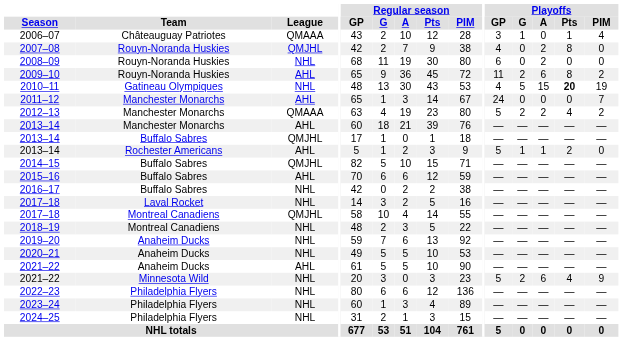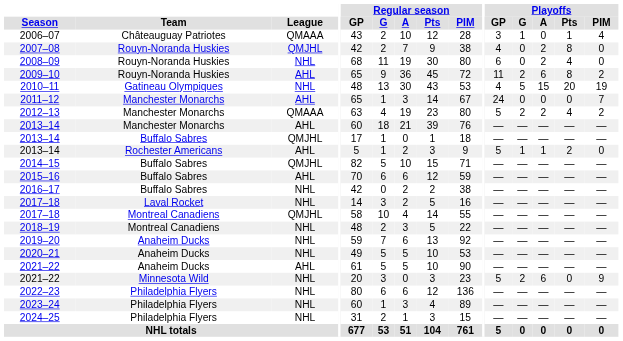(569, 61) 0 -> (569, 61) 4
(569, 87) bold -> (569, 87) normal
(569, 279) 4 -> (569, 279) 0
